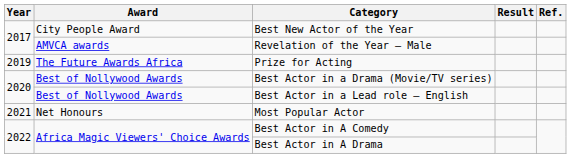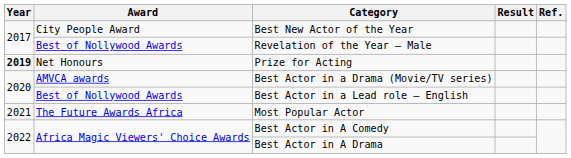(73, 46) AMVCA awards -> (109, 46) Best of Nollywood Awards
(19, 62) normal -> (19, 62) bold
(109, 62) The Future Awards Africa -> (70, 62) Net Honours
(109, 79) Best of Nollywood Awards -> (73, 79) AMVCA awards
(70, 112) Net Honours -> (109, 112) The Future Awards Africa
